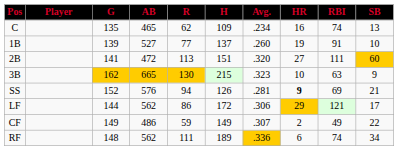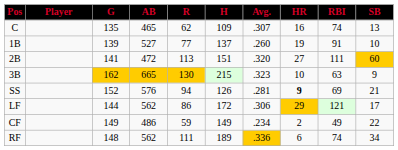(262, 28) .234 -> (262, 28) .307
(262, 122) .307 -> (262, 122) .234
